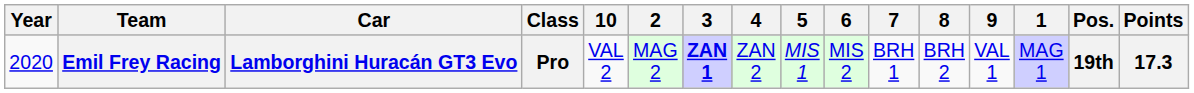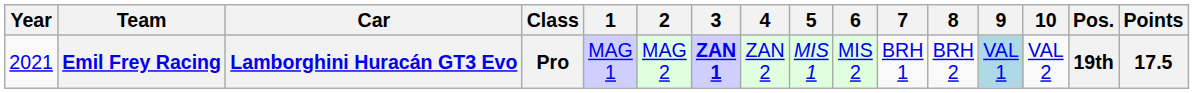columns swapped: (1041, 20) <-> (606, 20)
(31, 61) 2020 -> (31, 61) 2021
(992, 61) no background -> (1001, 61) lightblue background
(1153, 61) 17.3 -> (1153, 61) 17.5
